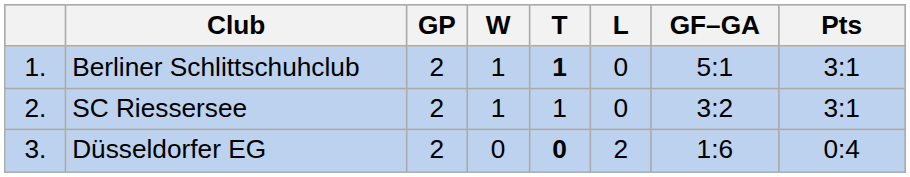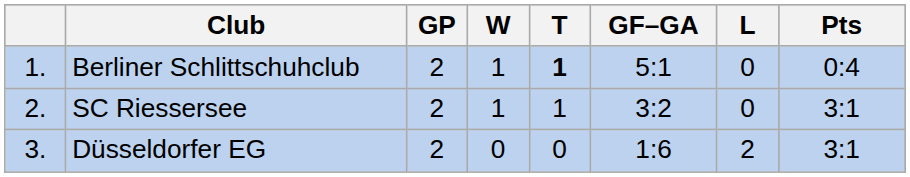columns swapped: (621, 25) <-> (715, 25)
(842, 66) 3:1 -> (842, 66) 0:4
(559, 150) bold -> (559, 150) normal
(842, 150) 0:4 -> (842, 150) 3:1
